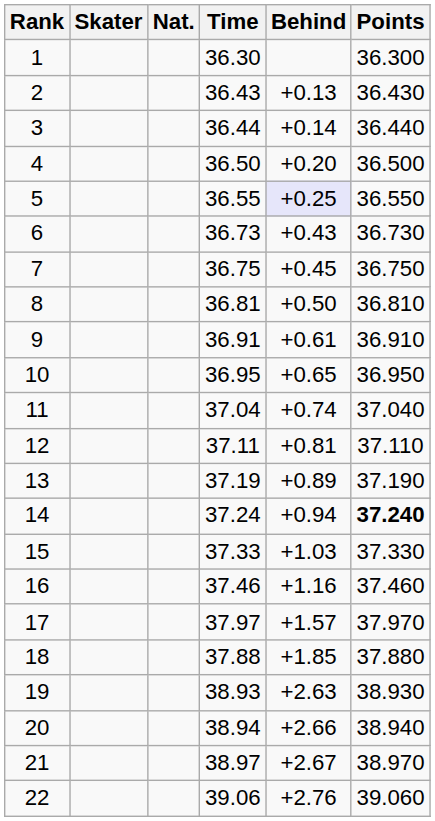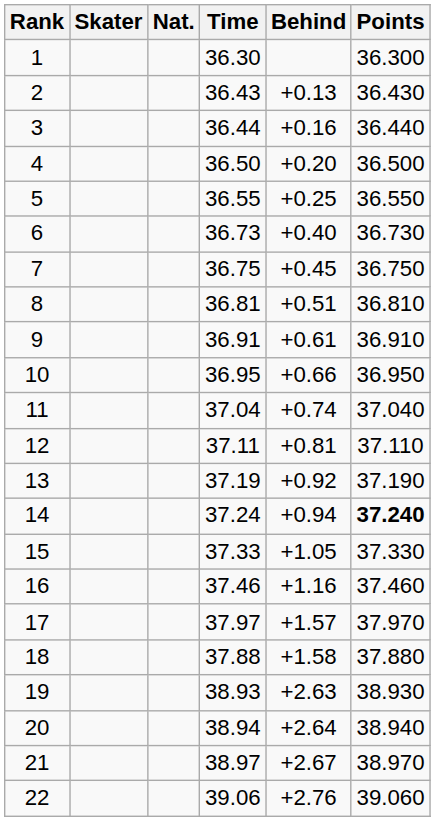(309, 127) +0.14 -> (309, 127) +0.16
(309, 198) lavender background -> (309, 198) no background
(309, 233) +0.43 -> (309, 233) +0.40
(309, 304) +0.50 -> (309, 304) +0.51
(309, 374) +0.65 -> (309, 374) +0.66
(309, 480) +0.89 -> (309, 480) +0.92
(309, 551) +1.03 -> (309, 551) +1.05
(309, 657) +1.85 -> (309, 657) +1.58
(309, 727) +2.66 -> (309, 727) +2.64
